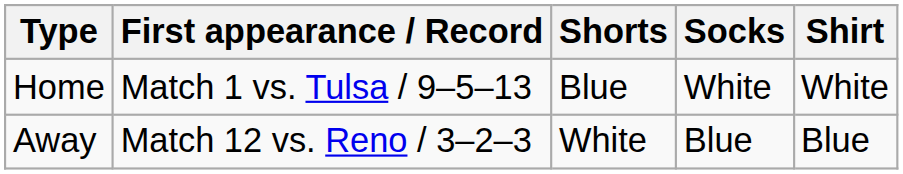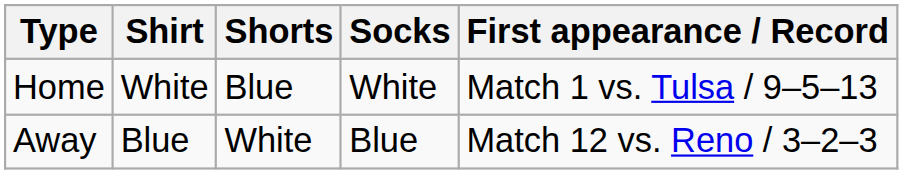columns swapped: (845, 31) <-> (332, 31)
